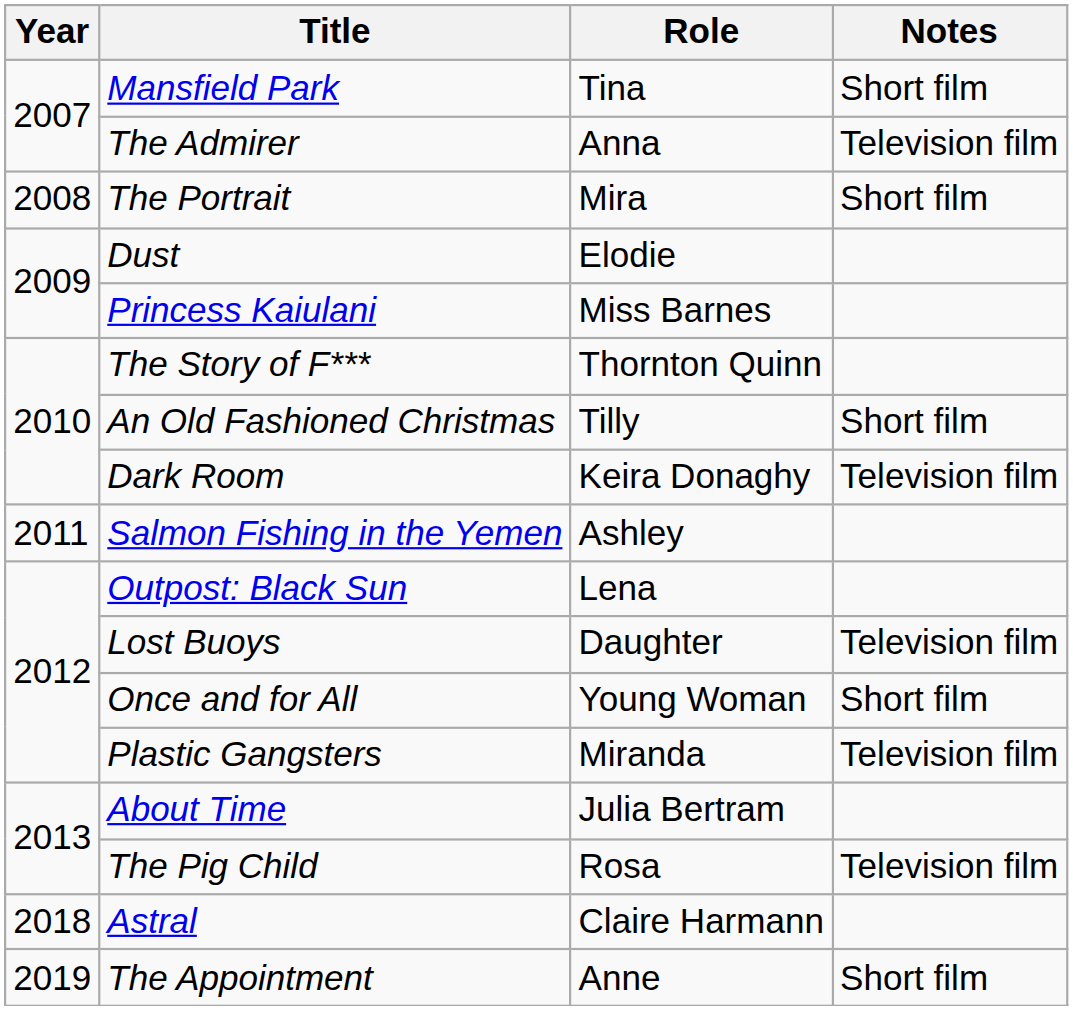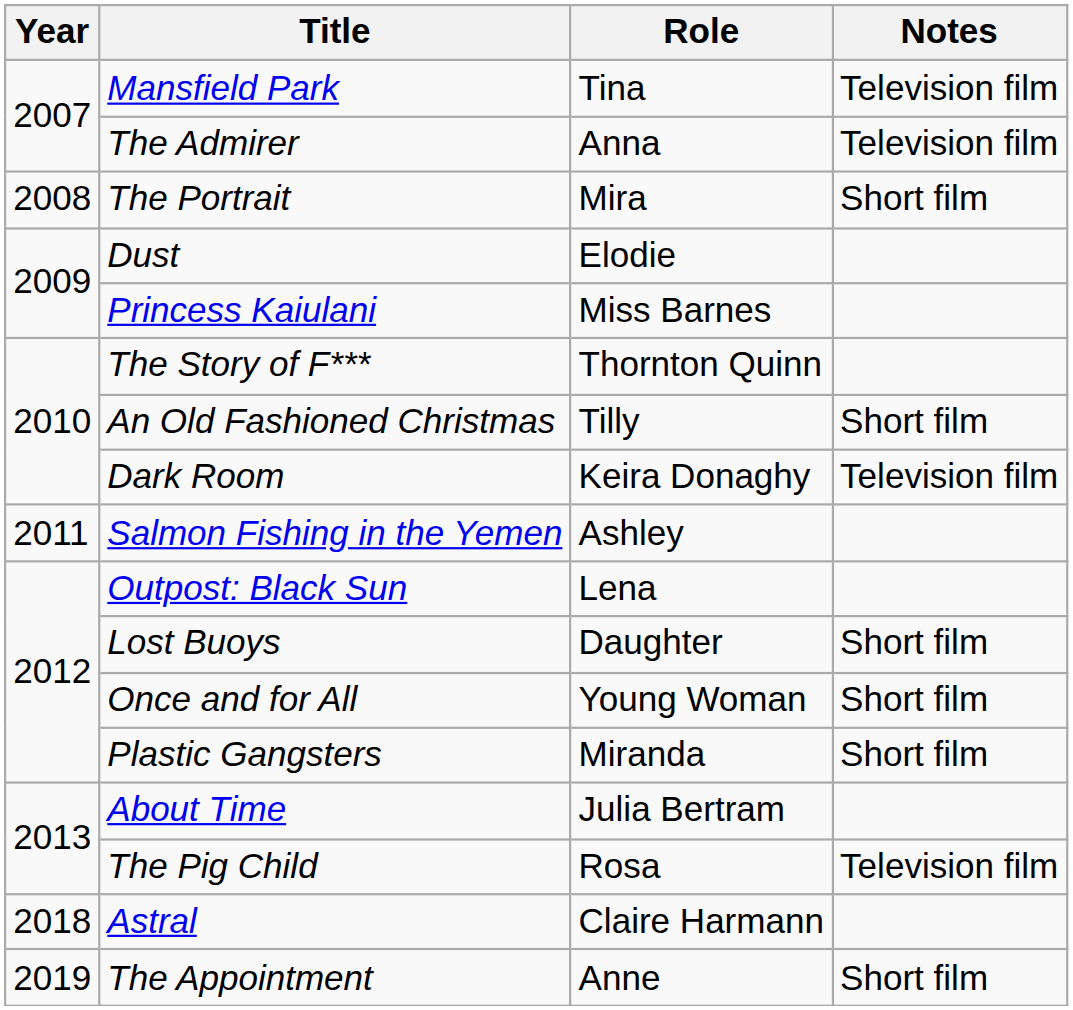(914, 87) Short film -> (949, 87) Television film
(949, 643) Television film -> (914, 643) Short film
(949, 754) Television film -> (914, 754) Short film
